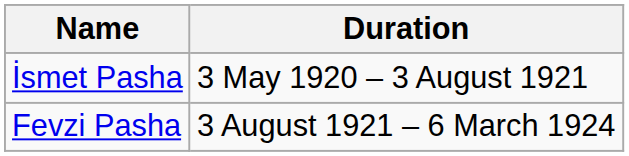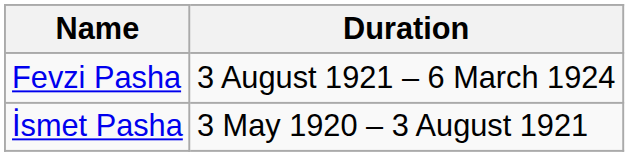rows swapped: (97, 77) <-> (97, 126)
